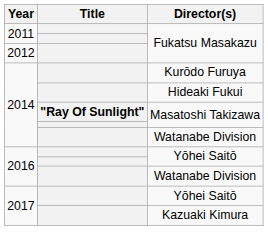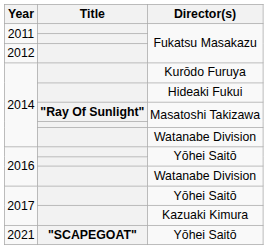+ row: (21, 234)
